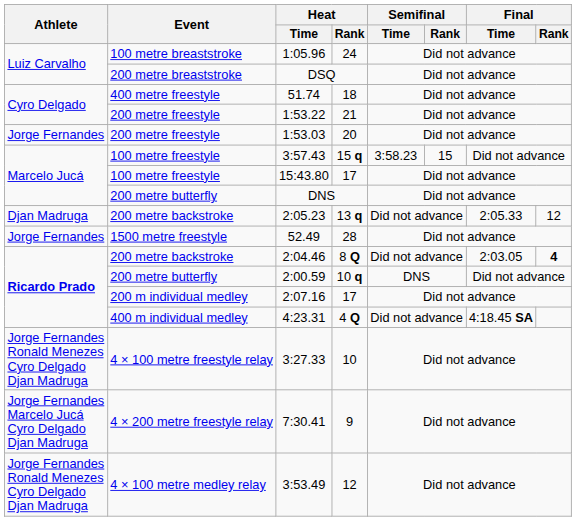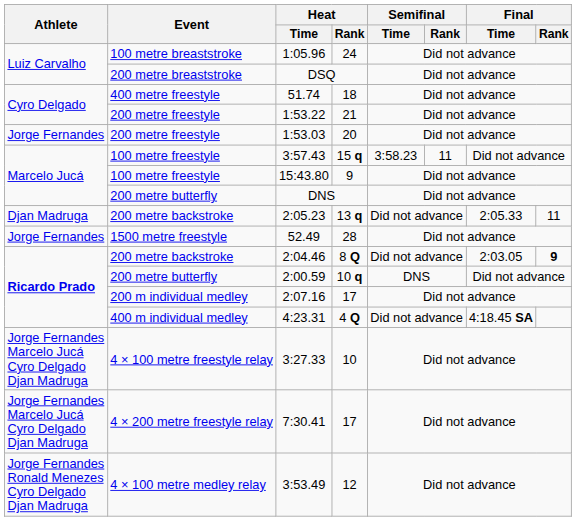(445, 156) 15 -> (445, 156) 11
(350, 176) 17 -> (350, 176) 9
(554, 216) 12 -> (554, 216) 11
(554, 257) 4 -> (554, 257) 9
(56, 359) Jorge Fernandes Ronald Menezes Cyro Delgado Djan Madruga -> (56, 359) Jorge Fernandes Marcelo Jucá Cyro Delgado Djan Madruga
(350, 422) 9 -> (350, 422) 17
